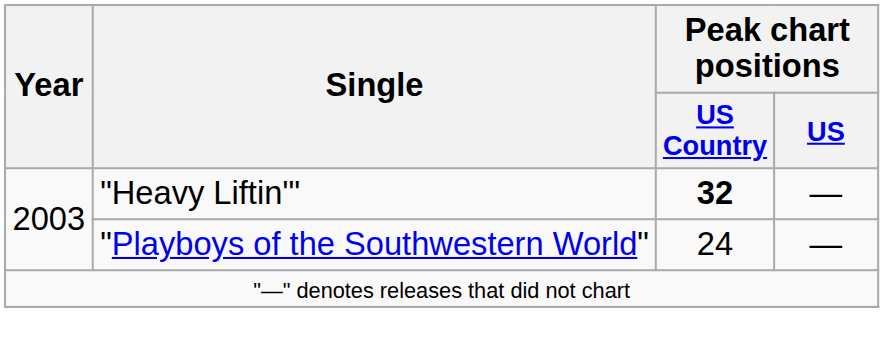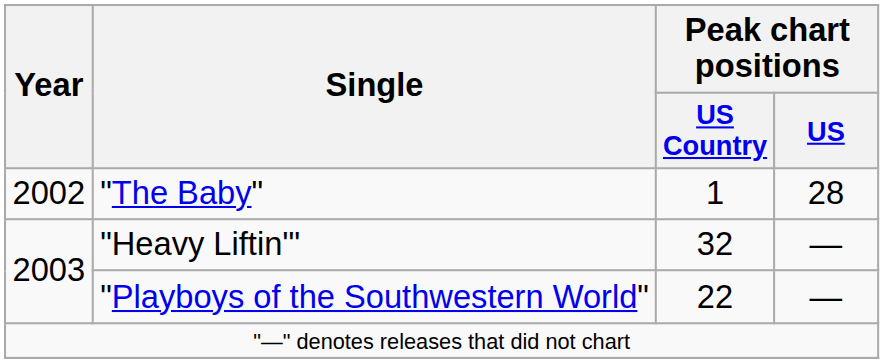+ row: (182, 192)
(715, 192) bold -> (715, 244) normal
(715, 244) 24 -> (715, 296) 22
